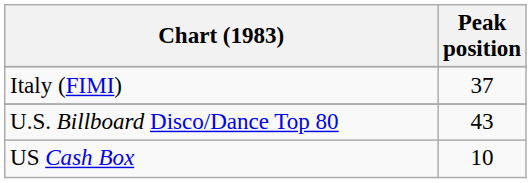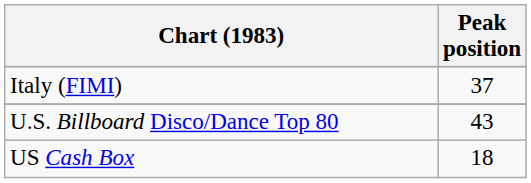(482, 158) 10 -> (482, 158) 18
